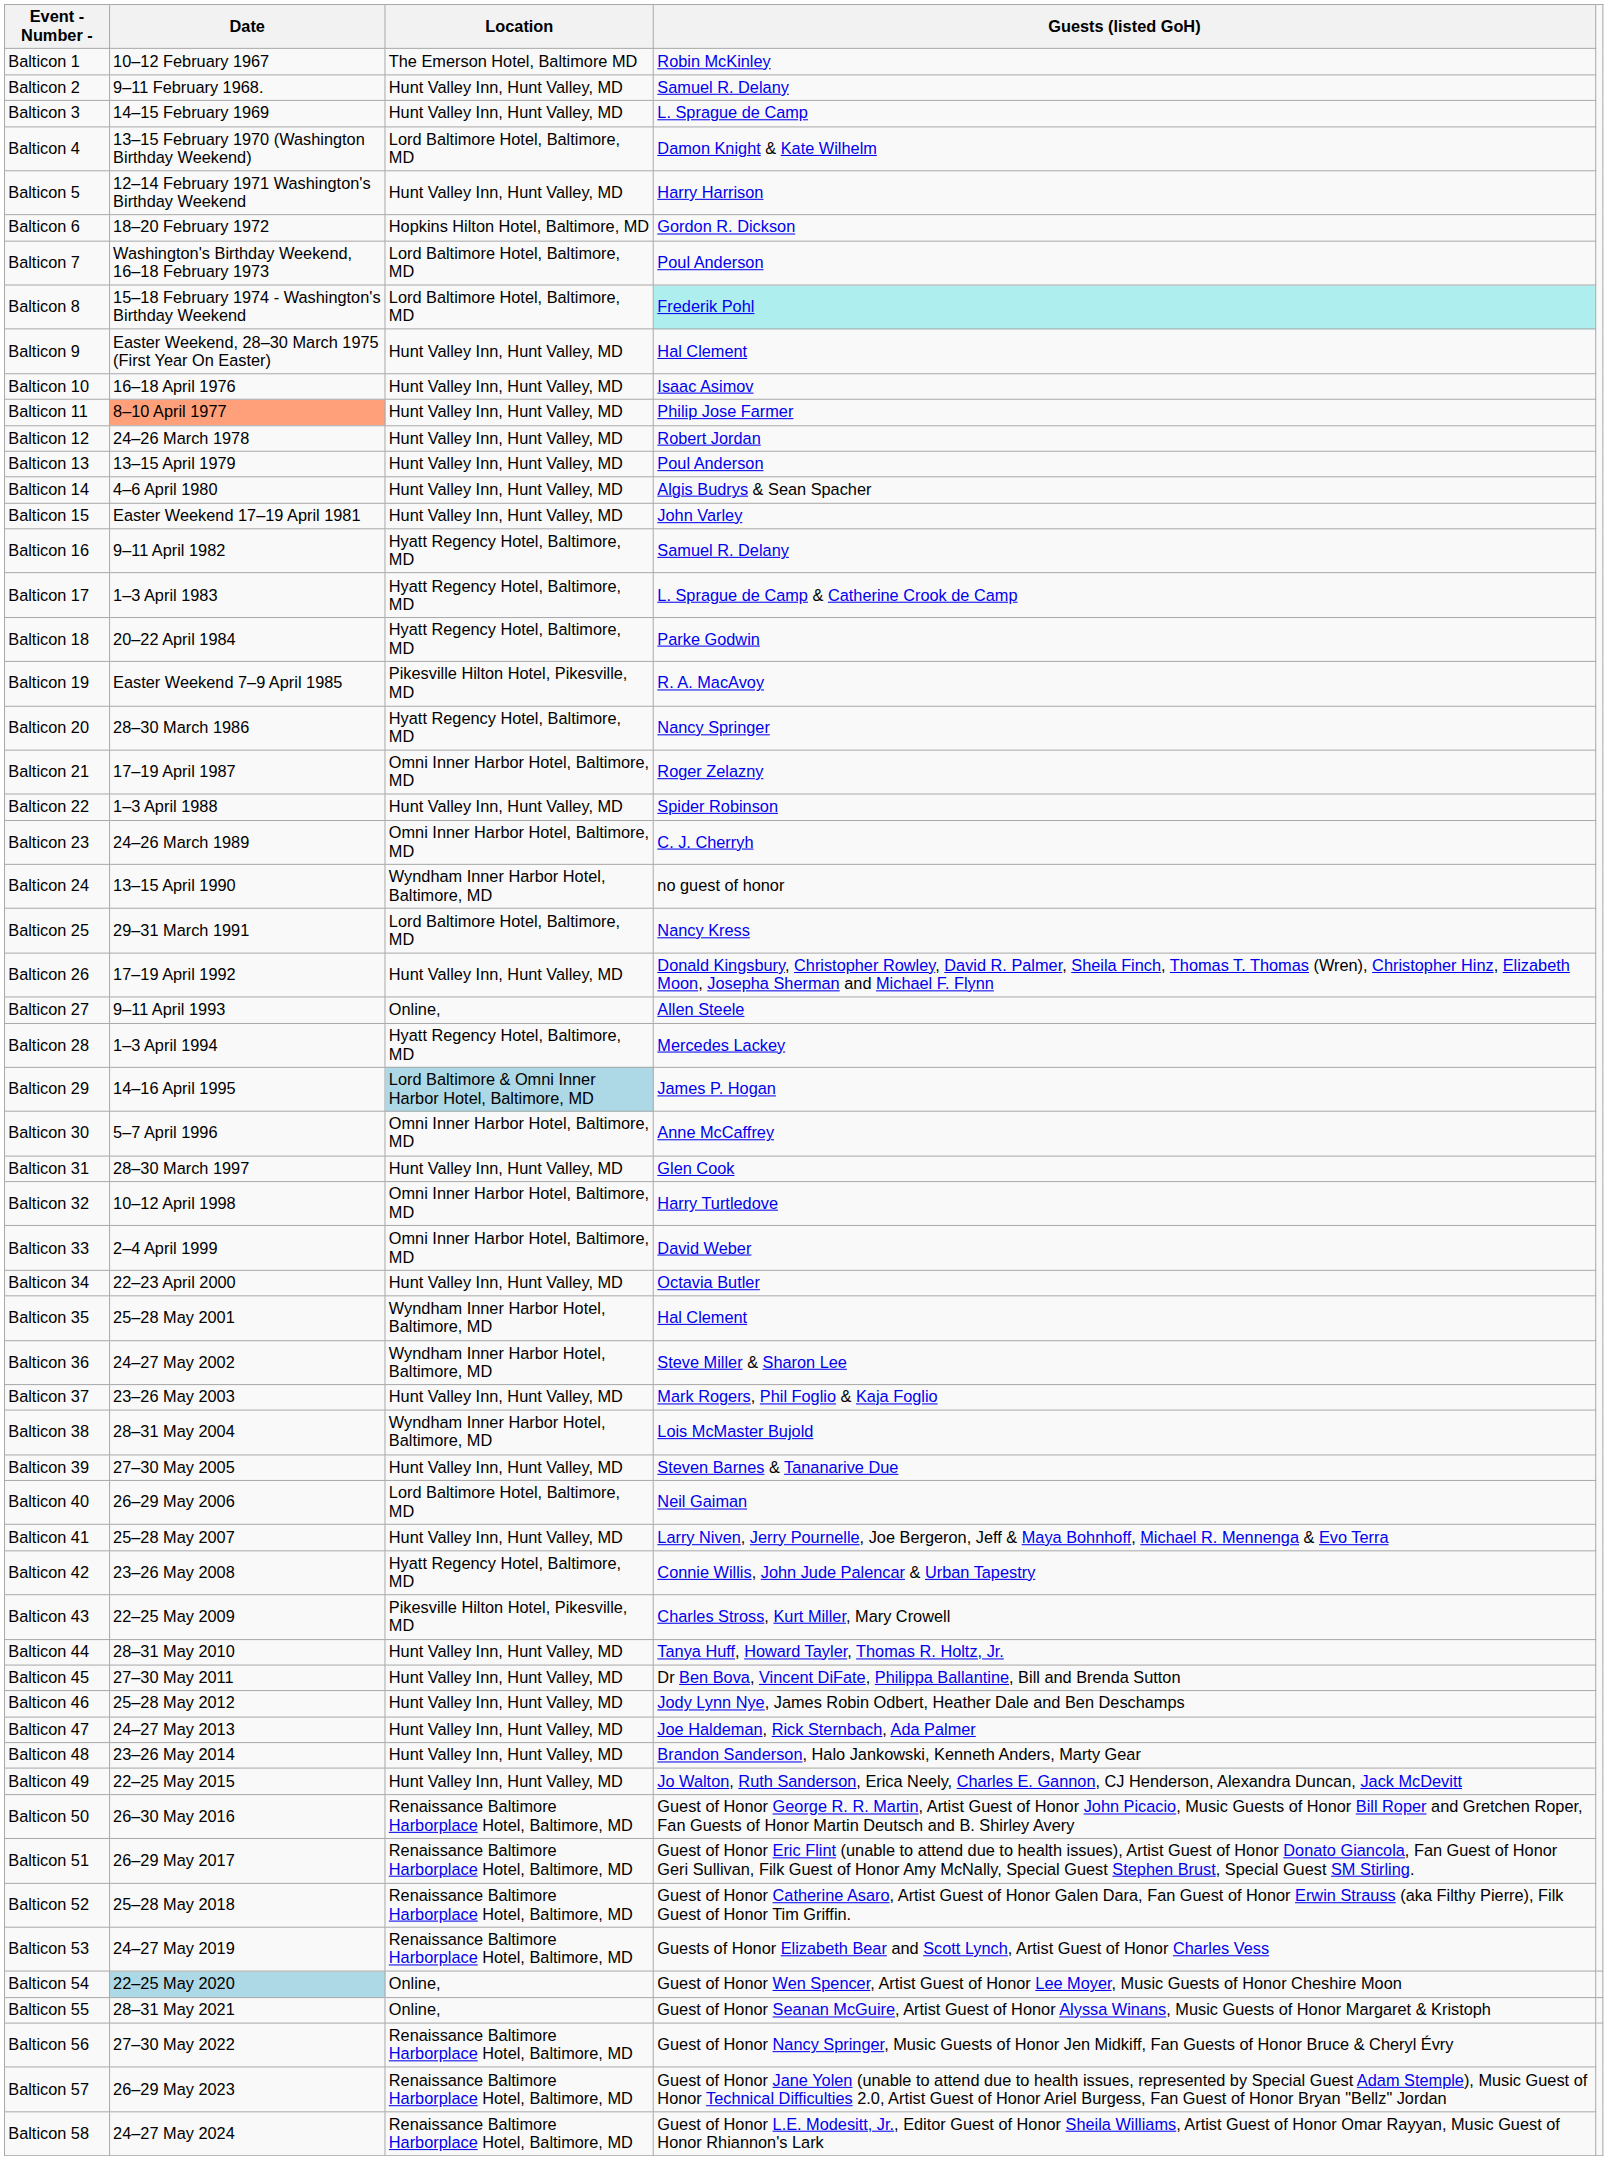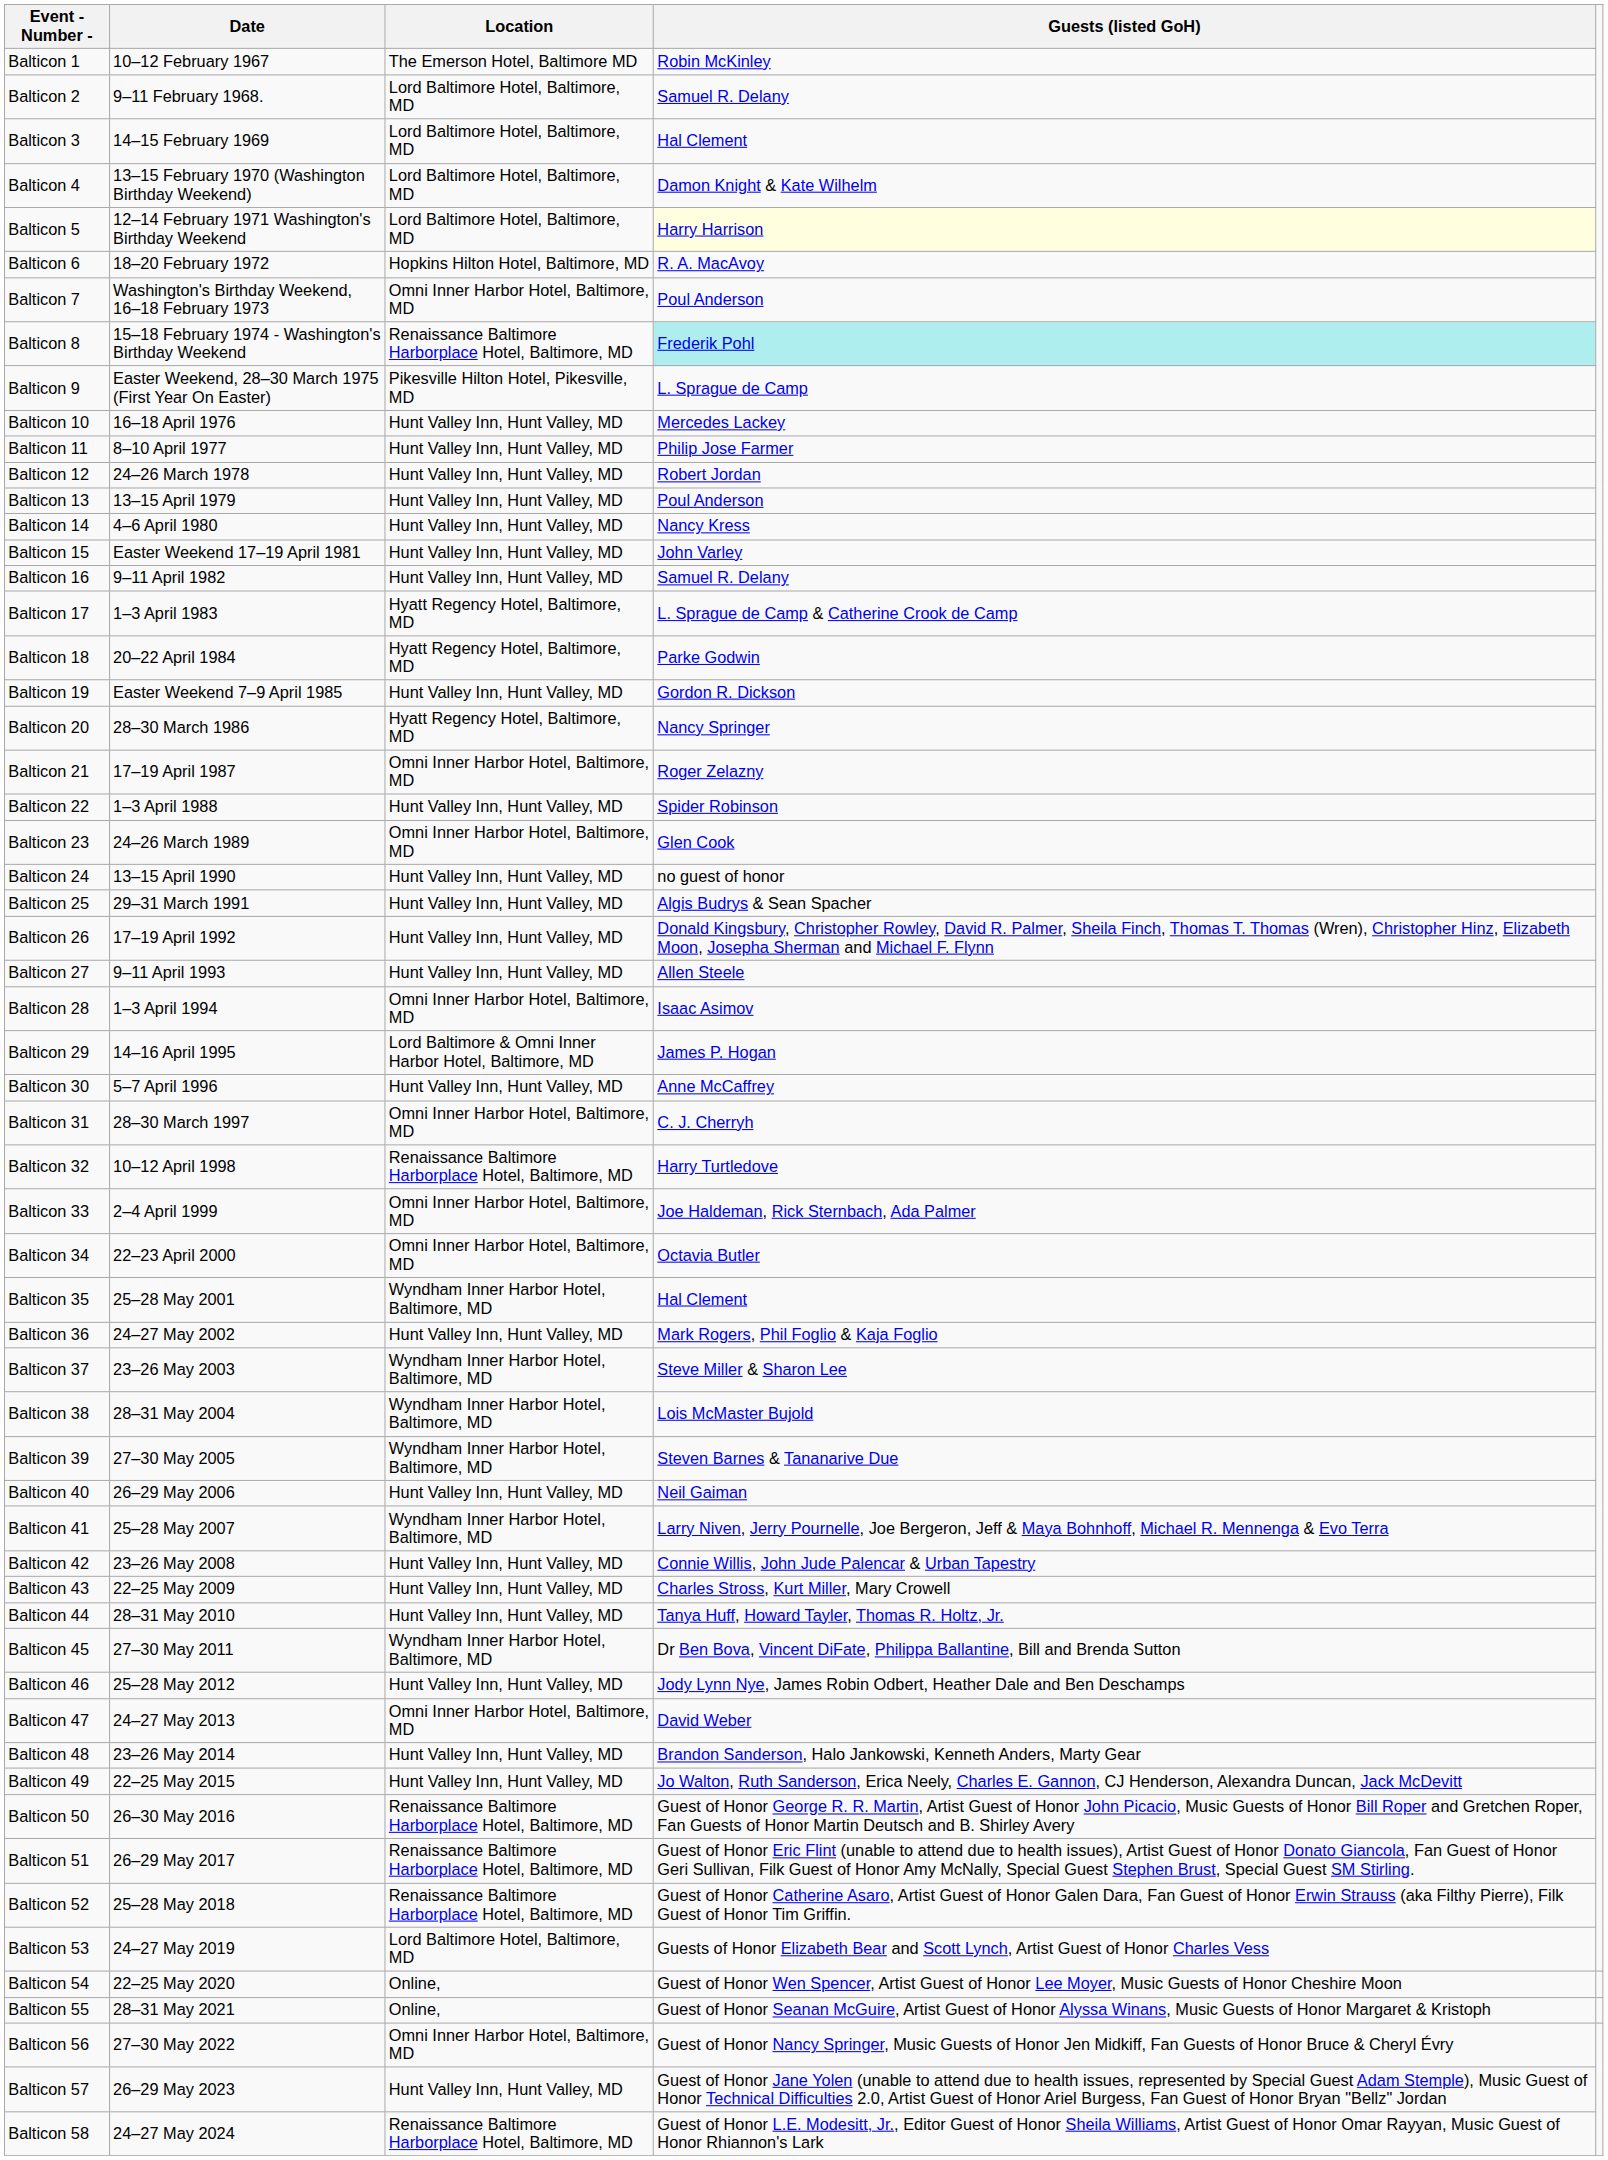(506, 87) Hunt Valley Inn, Hunt Valley, MD -> (504, 96) Lord Baltimore Hotel, Baltimore, MD
(506, 113) Hunt Valley Inn, Hunt Valley, MD -> (504, 140) Lord Baltimore Hotel, Baltimore, MD
(733, 113) L. Sprague de Camp -> (702, 140) Hal Clement
(506, 192) Hunt Valley Inn, Hunt Valley, MD -> (504, 229) Lord Baltimore Hotel, Baltimore, MD
(710, 192) no background -> (710, 229) lightyellow background
(726, 227) Gordon R. Dickson -> (711, 264) R. A. MacAvoy
(504, 262) Lord Baltimore Hotel, Baltimore, MD -> (519, 299) Omni Inner Harbor Hotel, Baltimore, MD
(504, 307) Lord Baltimore Hotel, Baltimore, MD -> (511, 343) Renaissance Baltimore Harborplace Hotel, Baltimore, MD
(506, 351) Hunt Valley Inn, Hunt Valley, MD -> (508, 388) Pikesville Hilton Hotel, Pikesville, MD
(702, 351) Hal Clement -> (733, 388) L. Sprague de Camp
(705, 386) Isaac Asimov -> (721, 423) Mercedes Lackey
(170, 412) lightsalmon background -> (170, 449) no background
(764, 489) Algis Budrys & Sean Spacher -> (704, 526) Nancy Kress
(505, 550) Hyatt Regency Hotel, Baltimore, MD -> (506, 578) Hunt Valley Inn, Hunt Valley, MD
(508, 683) Pikesville Hilton Hotel, Pikesville, MD -> (506, 692) Hunt Valley Inn, Hunt Valley, MD
(711, 683) R. A. MacAvoy -> (726, 692) Gordon R. Dickson
(705, 842) C. J. Cherryh -> (696, 842) Glen Cook
(497, 886) Wyndham Inner Harbor Hotel, Baltimore, MD -> (506, 877) Hunt Valley Inn, Hunt Valley, MD
(504, 930) Lord Baltimore Hotel, Baltimore, MD -> (506, 903) Hunt Valley Inn, Hunt Valley, MD
(704, 930) Nancy Kress -> (764, 903) Algis Budrys & Sean Spacher
(415, 1010) Online, -> (506, 973) Hunt Valley Inn, Hunt Valley, MD
(505, 1045) Hyatt Regency Hotel, Baltimore, MD -> (519, 1008) Omni Inner Harbor Hotel, Baltimore, MD
(721, 1045) Mercedes Lackey -> (705, 1008) Isaac Asimov
(492, 1089) lightblue background -> (492, 1052) no background
(519, 1133) Omni Inner Harbor Hotel, Baltimore, MD -> (506, 1087) Hunt Valley Inn, Hunt Valley, MD
(506, 1168) Hunt Valley Inn, Hunt Valley, MD -> (519, 1122) Omni Inner Harbor Hotel, Baltimore, MD
(696, 1168) Glen Cook -> (705, 1122) C. J. Cherryh
(519, 1203) Omni Inner Harbor Hotel, Baltimore, MD -> (511, 1166) Renaissance Baltimore Harborplace Hotel, Baltimore, MD
(704, 1247) David Weber -> (817, 1211) Joe Haldeman, Rick Sternbach, Ada Palmer
(506, 1283) Hunt Valley Inn, Hunt Valley, MD -> (519, 1255) Omni Inner Harbor Hotel, Baltimore, MD
(497, 1362) Wyndham Inner Harbor Hotel, Baltimore, MD -> (506, 1334) Hunt Valley Inn, Hunt Valley, MD
(752, 1362) Steve Miller & Sharon Lee -> (797, 1334) Mark Rogers, Phil Foglio & Kaja Foglio
(506, 1397) Hunt Valley Inn, Hunt Valley, MD -> (497, 1369) Wyndham Inner Harbor Hotel, Baltimore, MD
(797, 1397) Mark Rogers, Phil Foglio & Kaja Foglio -> (752, 1369) Steve Miller & Sharon Lee
(506, 1467) Hunt Valley Inn, Hunt Valley, MD -> (497, 1458) Wyndham Inner Harbor Hotel, Baltimore, MD
(504, 1502) Lord Baltimore Hotel, Baltimore, MD -> (506, 1493) Hunt Valley Inn, Hunt Valley, MD
(506, 1537) Hunt Valley Inn, Hunt Valley, MD -> (497, 1528) Wyndham Inner Harbor Hotel, Baltimore, MD
(505, 1572) Hyatt Regency Hotel, Baltimore, MD -> (506, 1563) Hunt Valley Inn, Hunt Valley, MD
(508, 1616) Pikesville Hilton Hotel, Pikesville, MD -> (506, 1589) Hunt Valley Inn, Hunt Valley, MD
(506, 1677) Hunt Valley Inn, Hunt Valley, MD -> (497, 1650) Wyndham Inner Harbor Hotel, Baltimore, MD
(506, 1729) Hunt Valley Inn, Hunt Valley, MD -> (519, 1720) Omni Inner Harbor Hotel, Baltimore, MD
(817, 1729) Joe Haldeman, Rick Sternbach, Ada Palmer -> (704, 1720) David Weber
(511, 1949) Renaissance Baltimore Harborplace Hotel, Baltimore, MD -> (504, 1949) Lord Baltimore Hotel, Baltimore, MD
(174, 1984) lightblue background -> (174, 1984) no background
(511, 2045) Renaissance Baltimore Harborplace Hotel, Baltimore, MD -> (519, 2045) Omni Inner Harbor Hotel, Baltimore, MD
(511, 2089) Renaissance Baltimore Harborplace Hotel, Baltimore, MD -> (506, 2089) Hunt Valley Inn, Hunt Valley, MD
